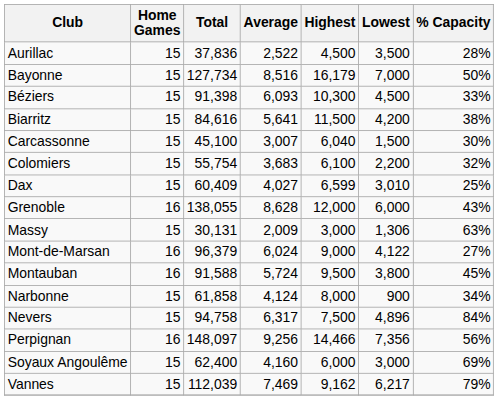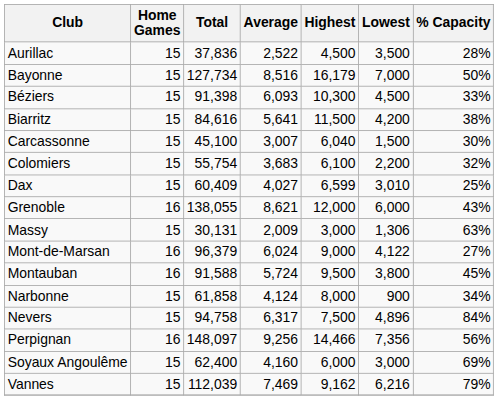(281, 207) 8,628 -> (281, 207) 8,621
(392, 384) 6,217 -> (392, 384) 6,216
